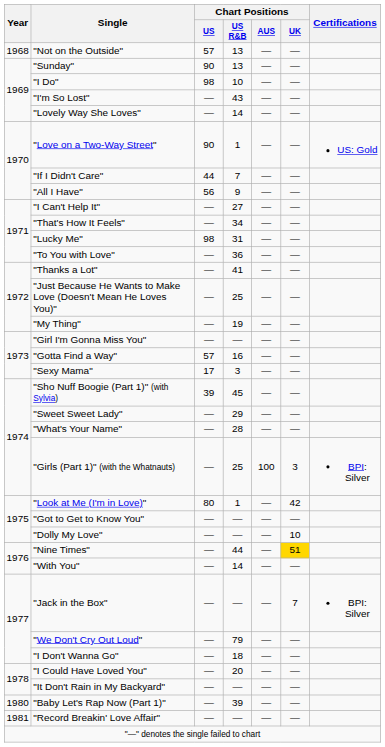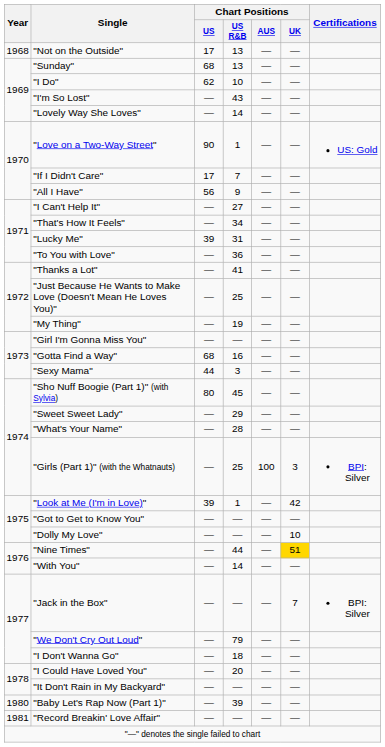(209, 50) 57 -> (209, 50) 17
(209, 66) 90 -> (209, 66) 68
(209, 82) 98 -> (209, 82) 62
(209, 176) 44 -> (209, 176) 17
(209, 238) 98 -> (209, 238) 39
(209, 355) 57 -> (209, 355) 68
(209, 371) 17 -> (209, 371) 44
(209, 392) 39 -> (209, 392) 80
(209, 503) 80 -> (209, 503) 39
